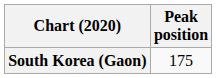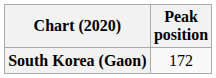(181, 60) 175 -> (181, 60) 172
